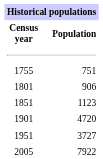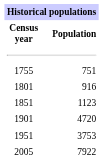(89, 87) 906 -> (89, 87) 916
(87, 135) 3727 -> (87, 135) 3753
